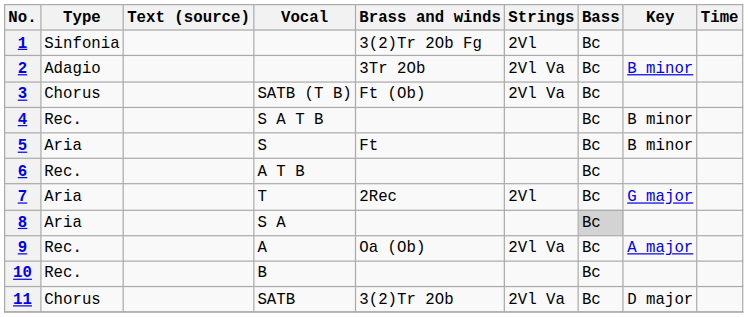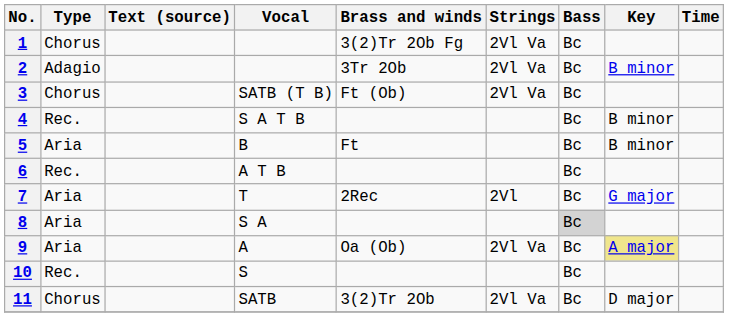(82, 43) Sinfonia -> (72, 43) Chorus
(523, 43) 2Vl -> (518, 43) 2Vl Va
(262, 146) S -> (243, 146) B
(63, 248) Rec. -> (63, 248) Aria
(660, 248) no background -> (641, 248) khaki background
(262, 274) B -> (243, 274) S
